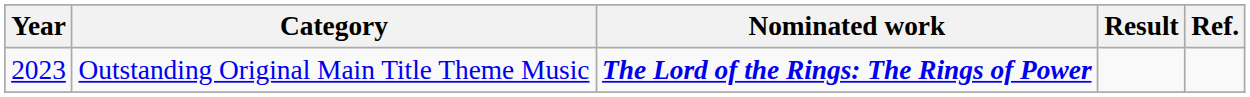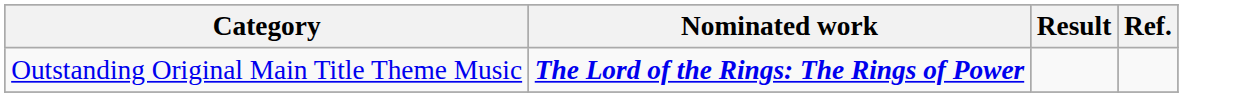- column: (39, 26)
